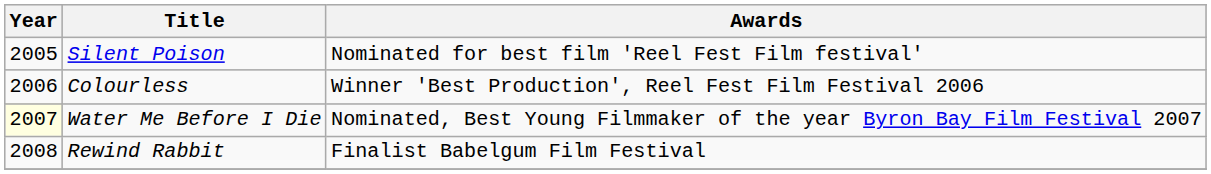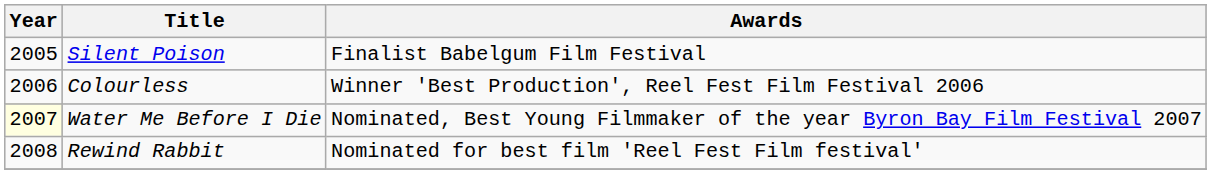(627, 54) Nominated for best film 'Reel Fest Film festival' -> (519, 54) Finalist Babelgum Film Festival
(519, 153) Finalist Babelgum Film Festival -> (627, 153) Nominated for best film 'Reel Fest Film festival'
